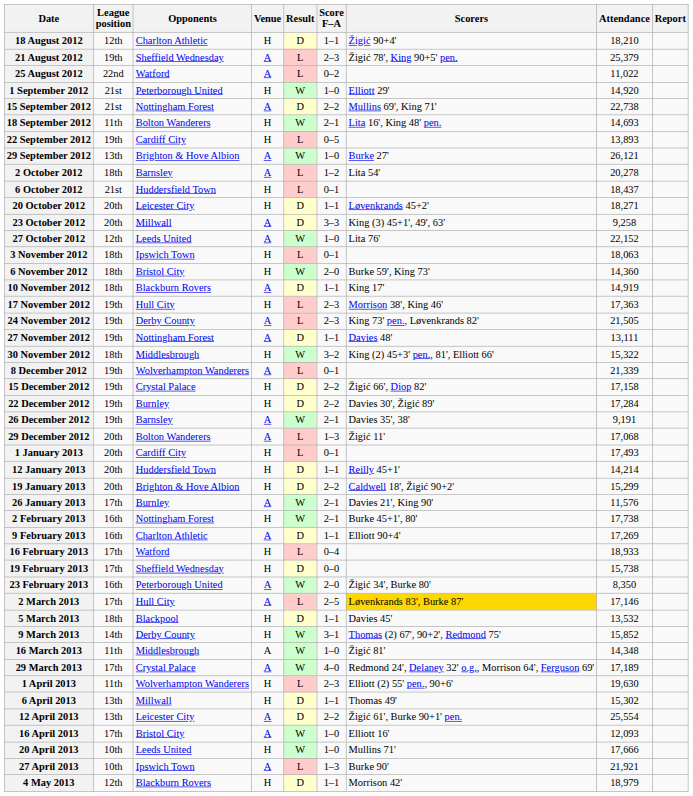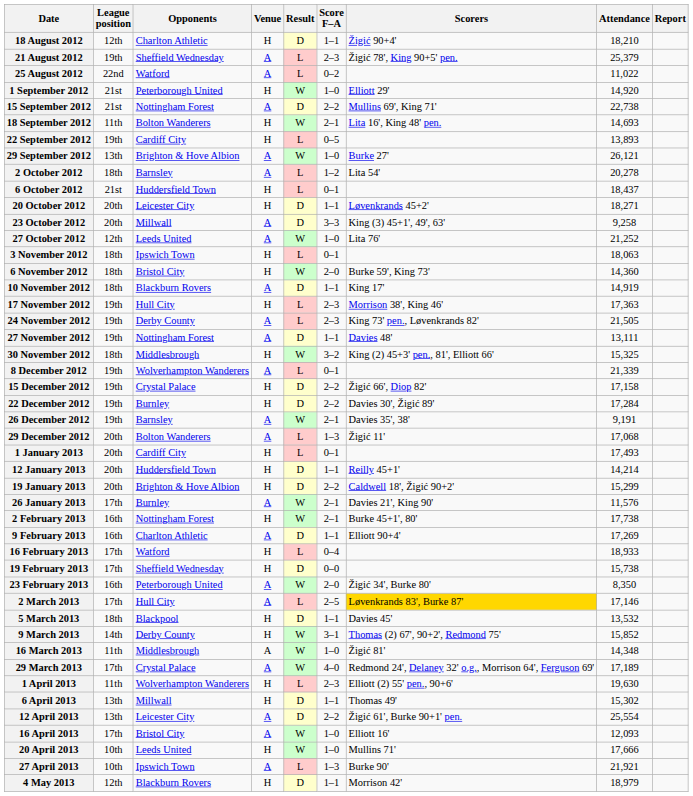(624, 238) 22,152 -> (624, 238) 21,252
(624, 354) 15,322 -> (624, 354) 15,325
